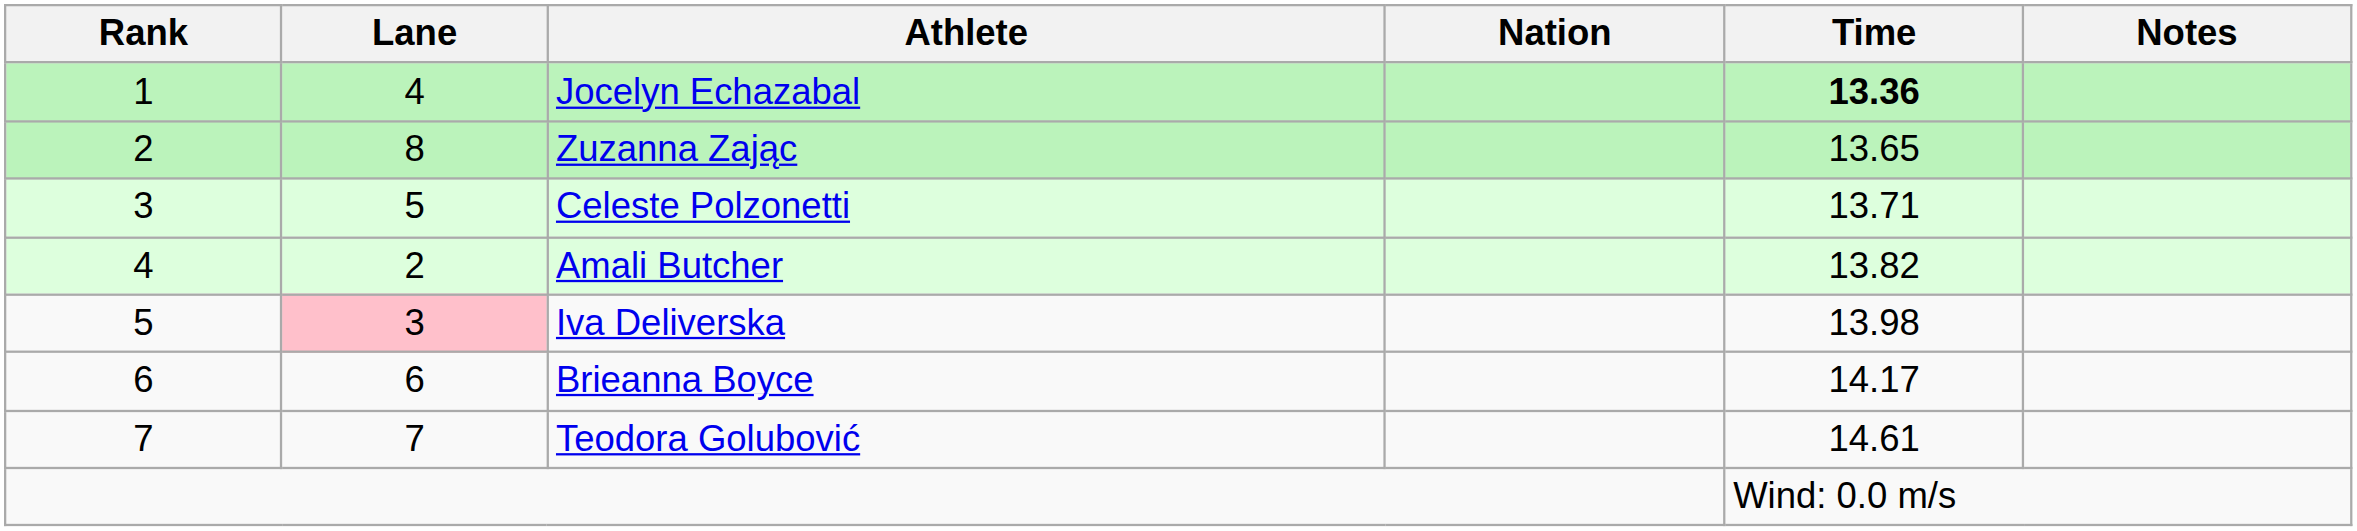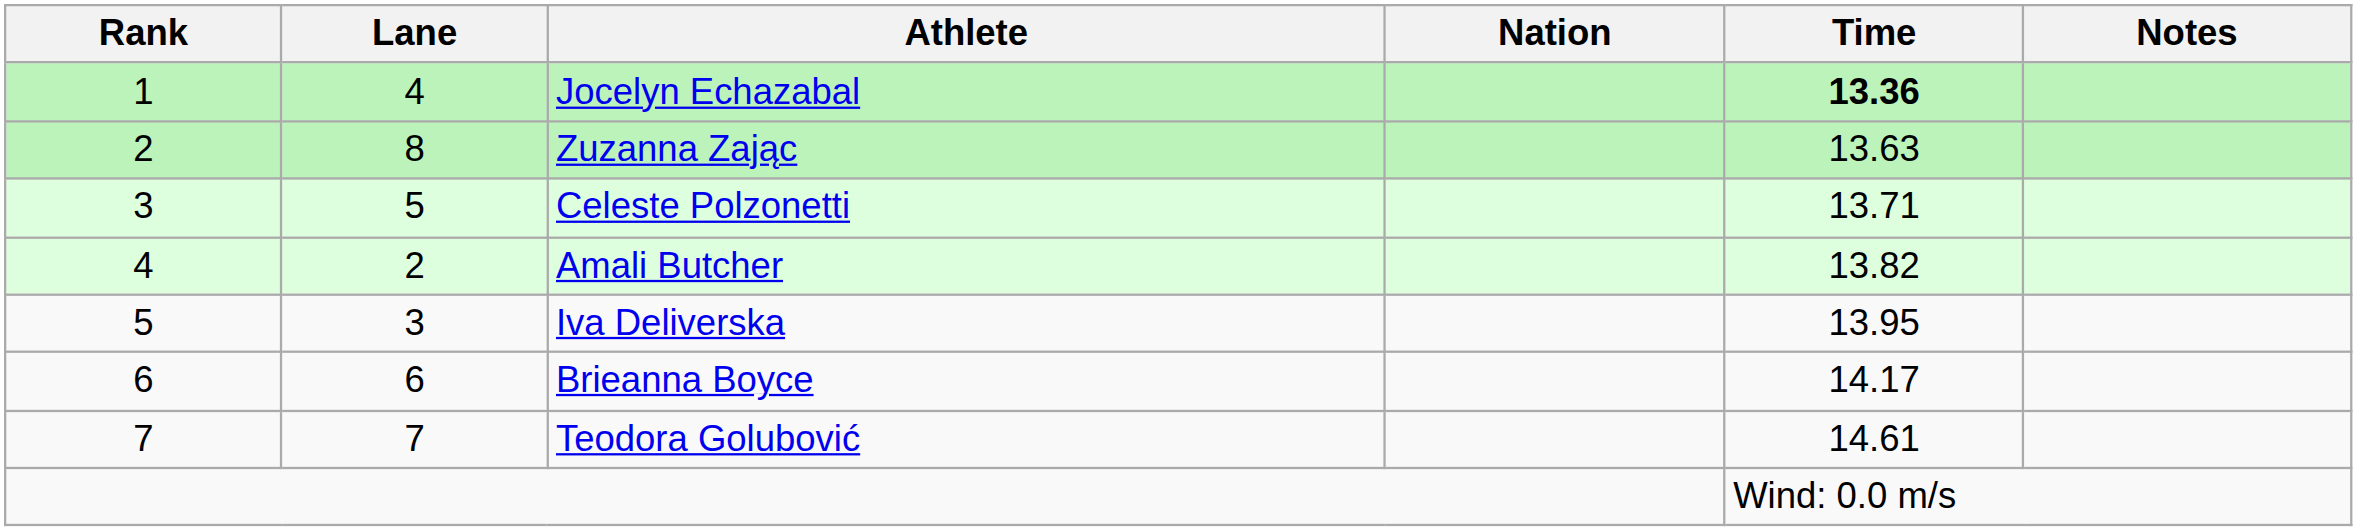(1874, 149) 13.65 -> (1874, 149) 13.63
(415, 322) pink background -> (415, 322) no background
(1874, 322) 13.98 -> (1874, 322) 13.95
